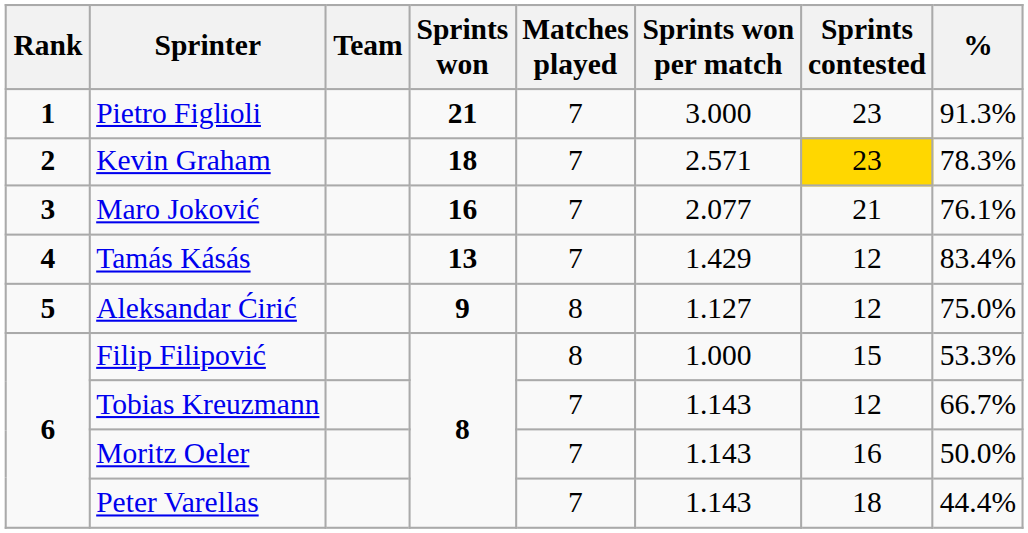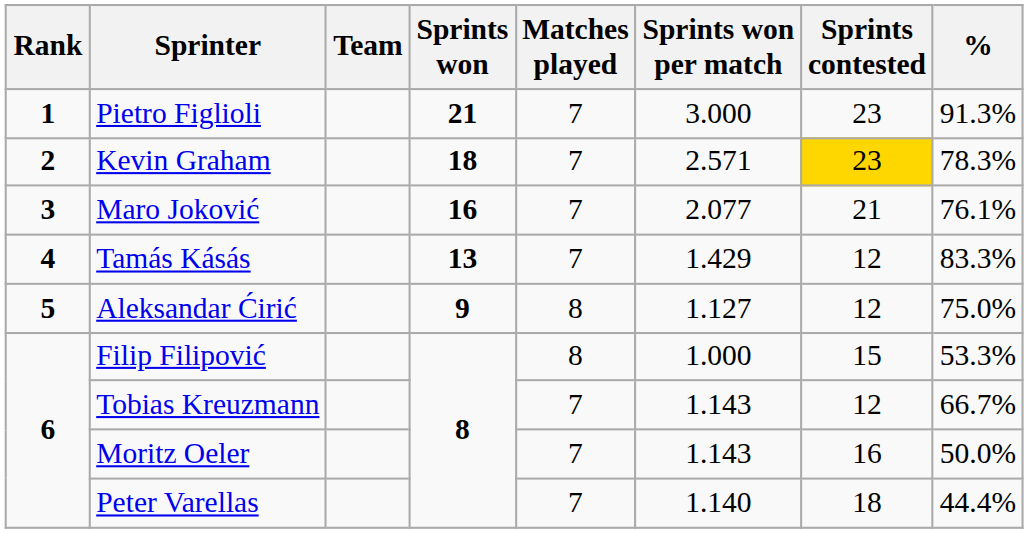(978, 258) 83.4% -> (978, 258) 83.3%
(718, 502) 1.143 -> (718, 502) 1.140
